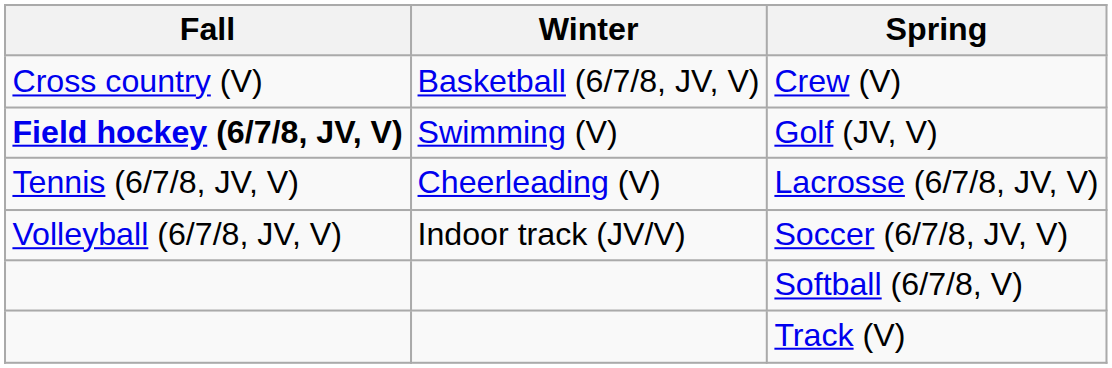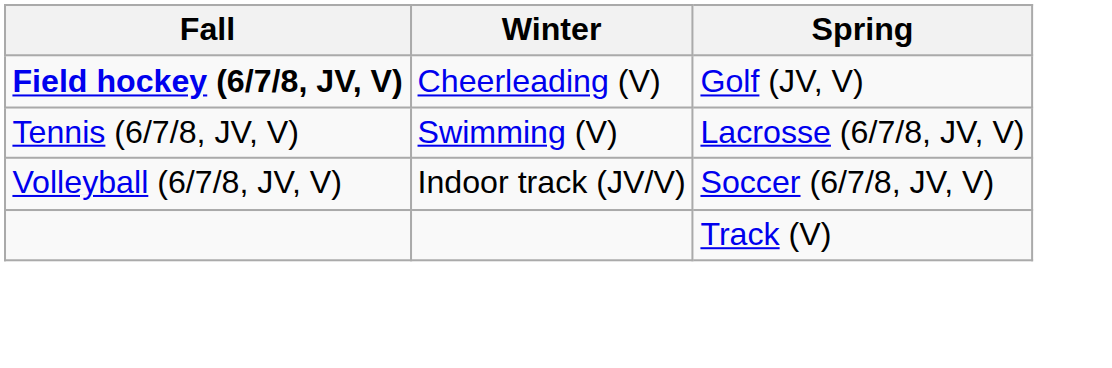- row: (838, 81)
(518, 132) Swimming (V) -> (539, 81) Cheerleading (V)
(539, 183) Cheerleading (V) -> (518, 132) Swimming (V)
- row: (899, 285)
